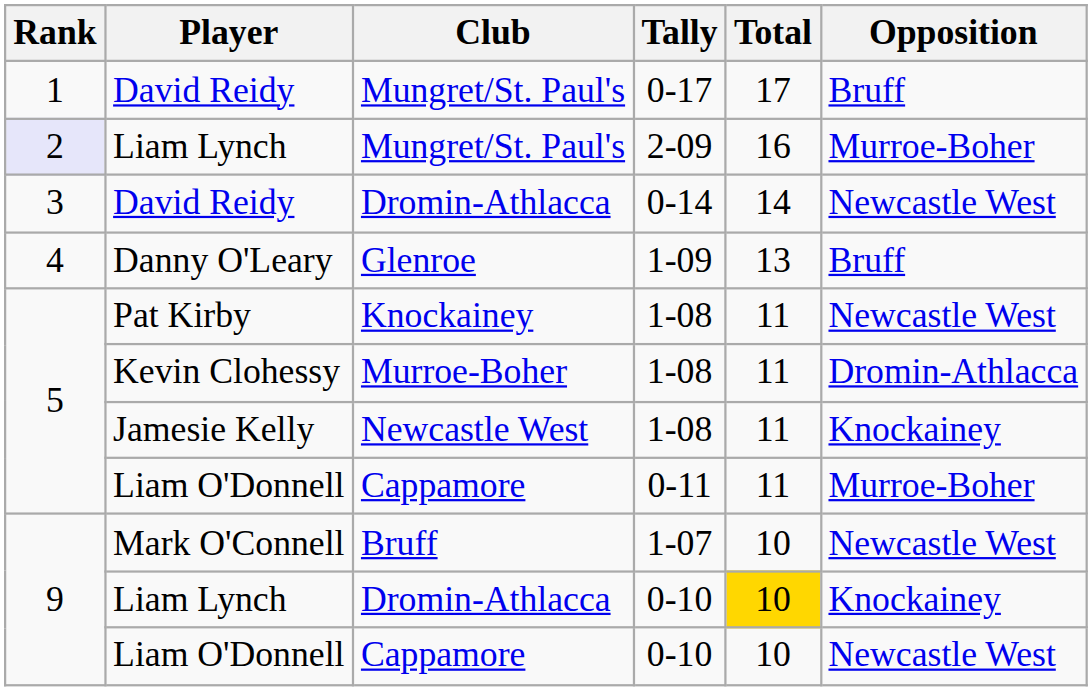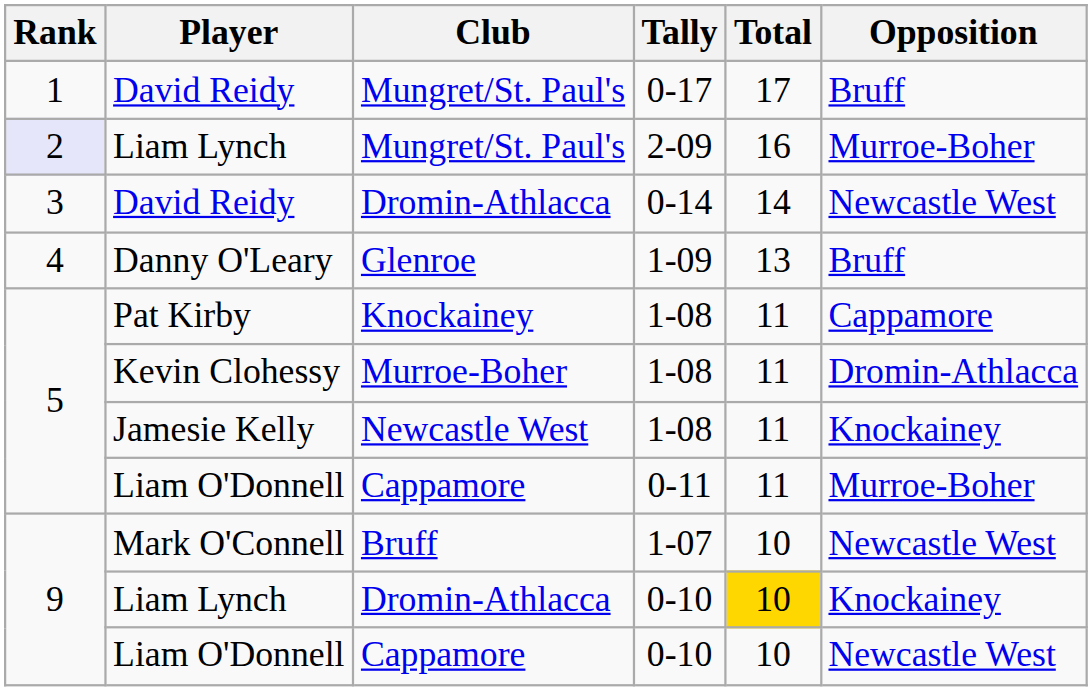(942, 315) Newcastle West -> (911, 315) Cappamore
